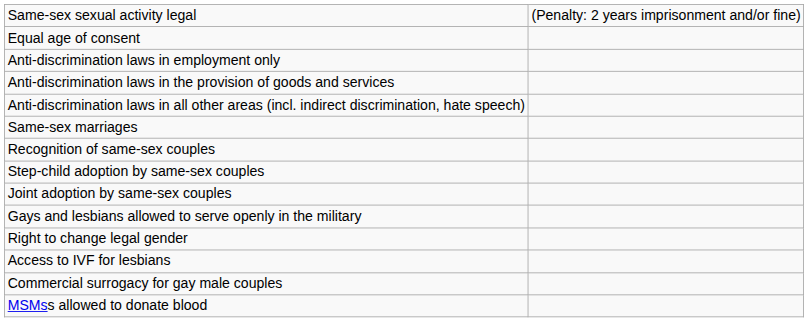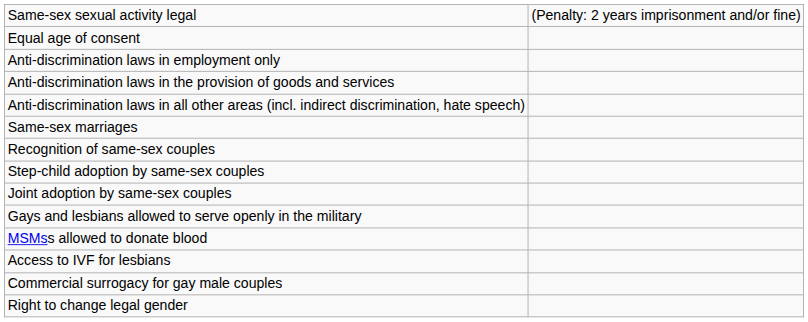rows swapped: (98, 238) <-> (107, 305)
